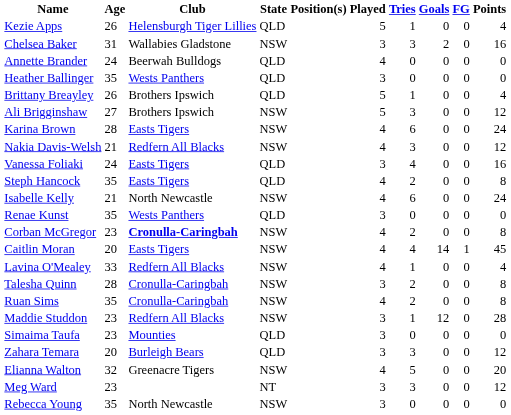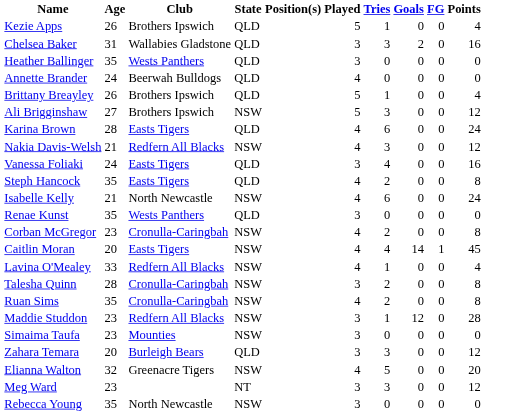(192, 26) Helensburgh Tiger Lillies -> (171, 26) Brothers Ipswich
(273, 43) NSW -> (247, 43) QLD
rows swapped: (49, 78) <-> (46, 60)
(273, 129) NSW -> (247, 129) QLD
(183, 232) bold -> (178, 232) normal
(272, 335) QLD -> (248, 335) NSW
